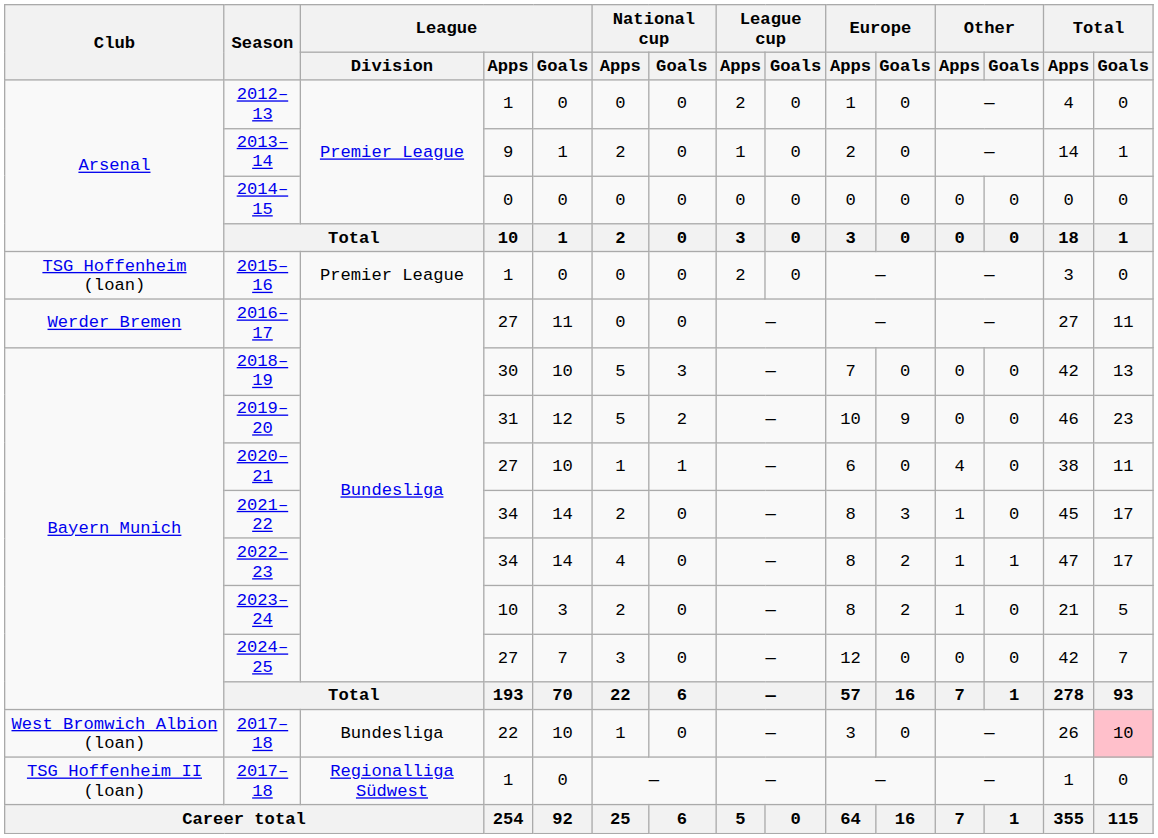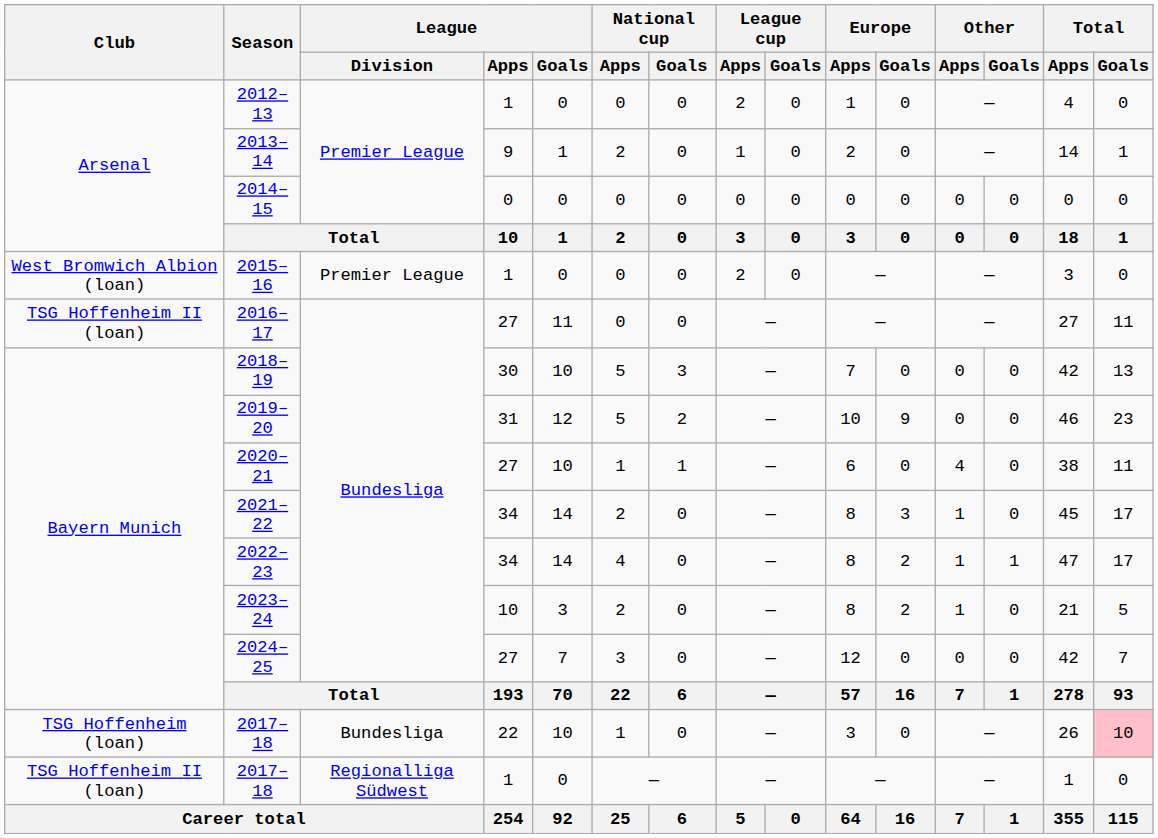(114, 276) TSG Hoffenheim (loan) -> (114, 276) West Bromwich Albion (loan)
(114, 323) Werder Bremen -> (114, 323) TSG Hoffenheim II (loan)
(114, 733) West Bromwich Albion (loan) -> (114, 733) TSG Hoffenheim (loan)
